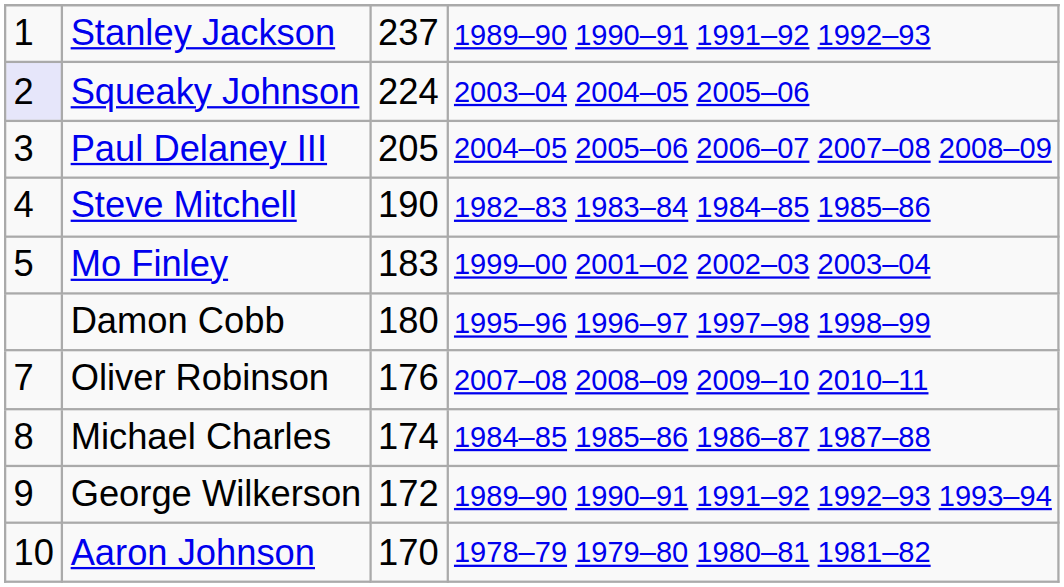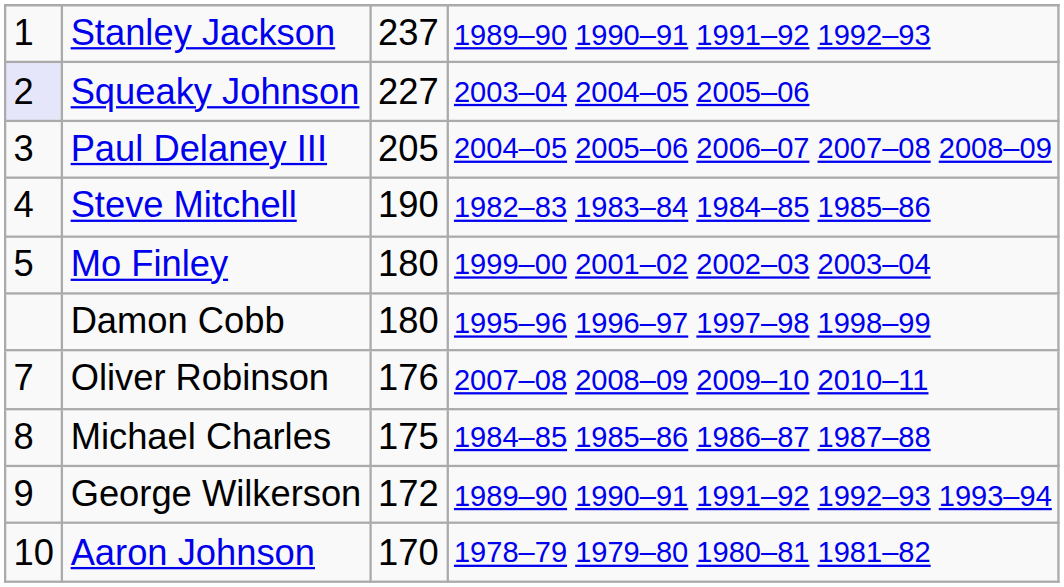(408, 90) 224 -> (408, 90) 227
(408, 263) 183 -> (408, 263) 180
(408, 436) 174 -> (408, 436) 175
